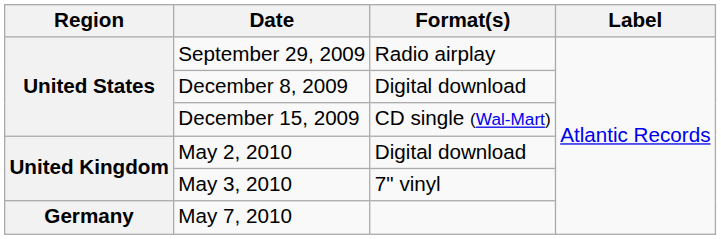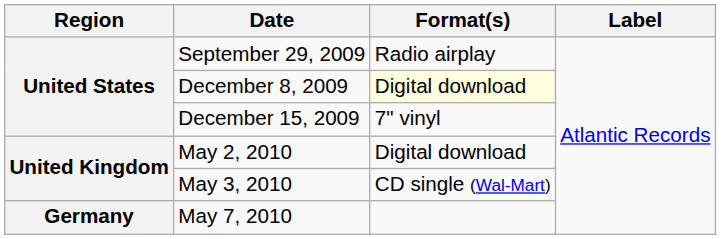(451, 86) no background -> (451, 86) lightyellow background
(463, 119) CD single (Wal-Mart) -> (408, 119) 7" vinyl
(408, 184) 7" vinyl -> (463, 184) CD single (Wal-Mart)
